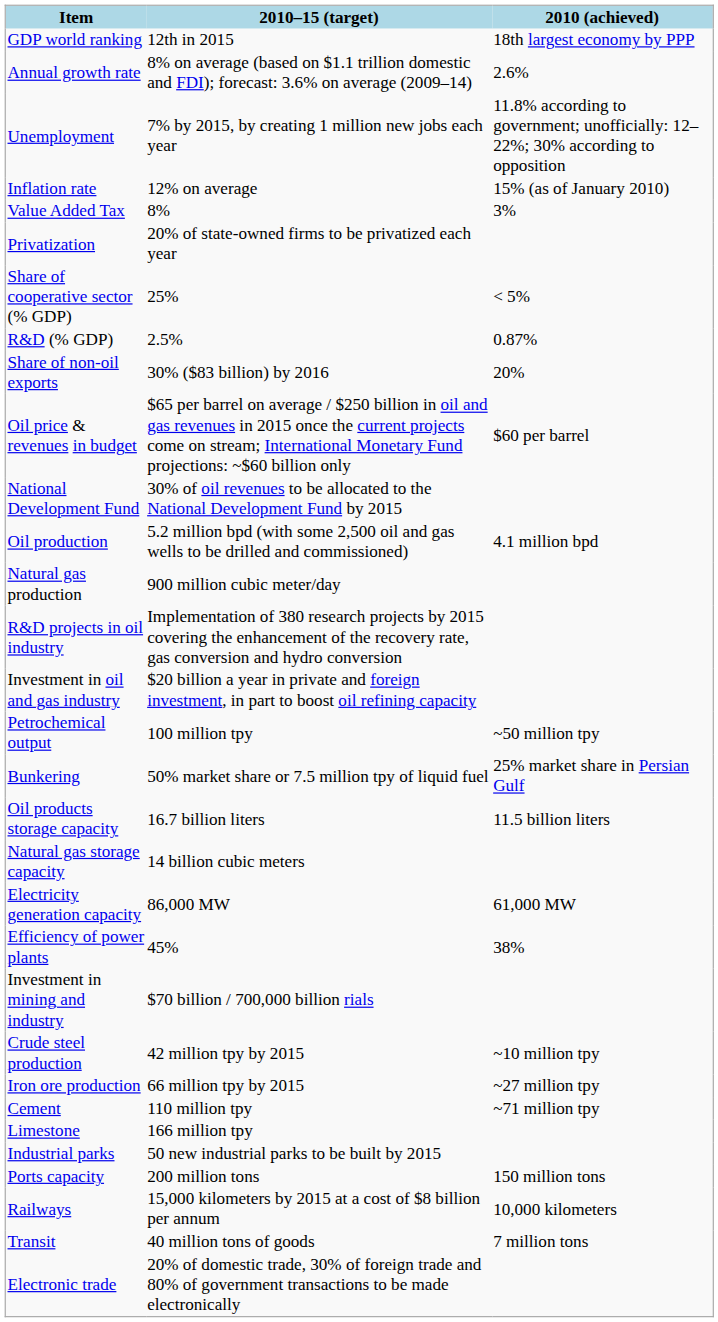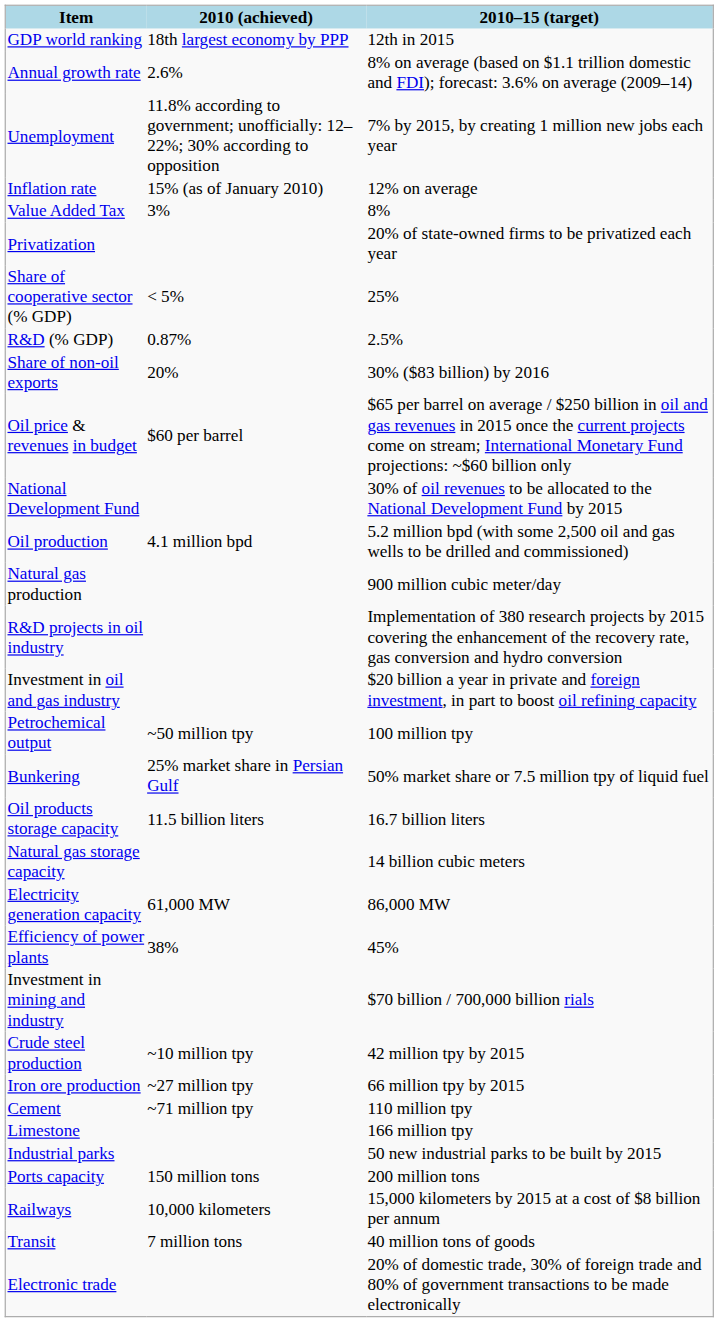columns swapped: (602, 17) <-> (319, 17)
